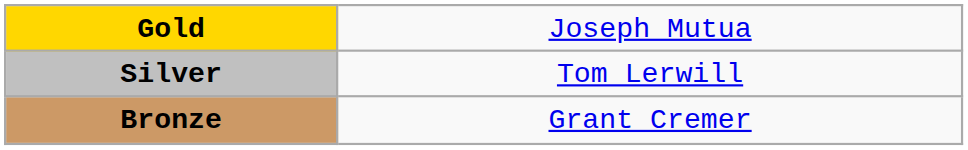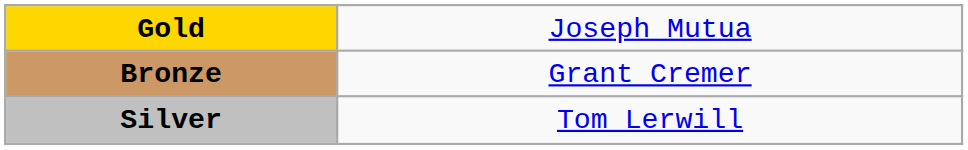rows swapped: (171, 74) <-> (171, 120)
